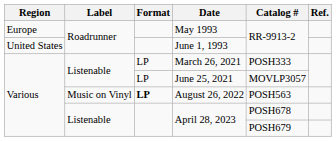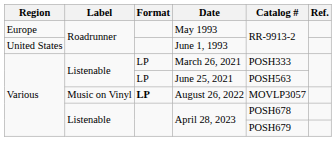(277, 78) MOVLP3057 -> (270, 78) POSH563
(270, 95) POSH563 -> (277, 95) MOVLP3057
